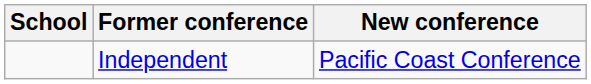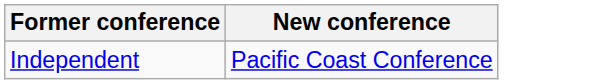- column: (49, 22)
